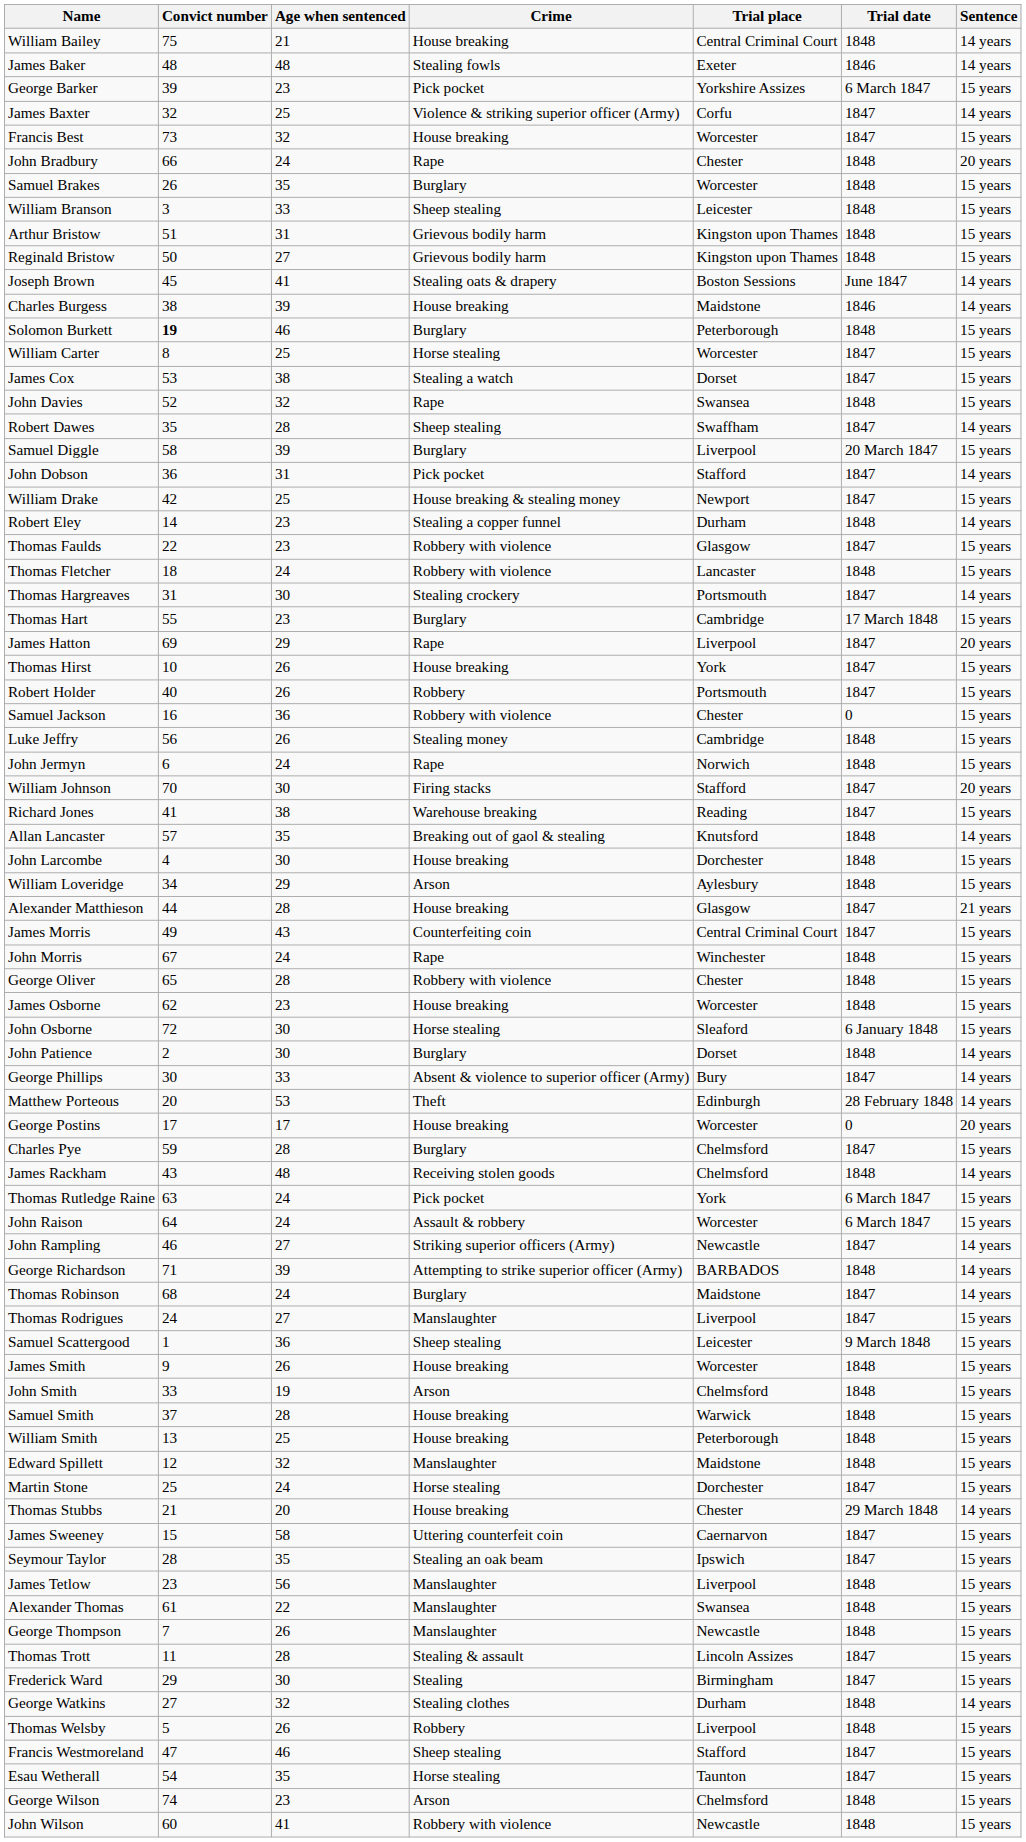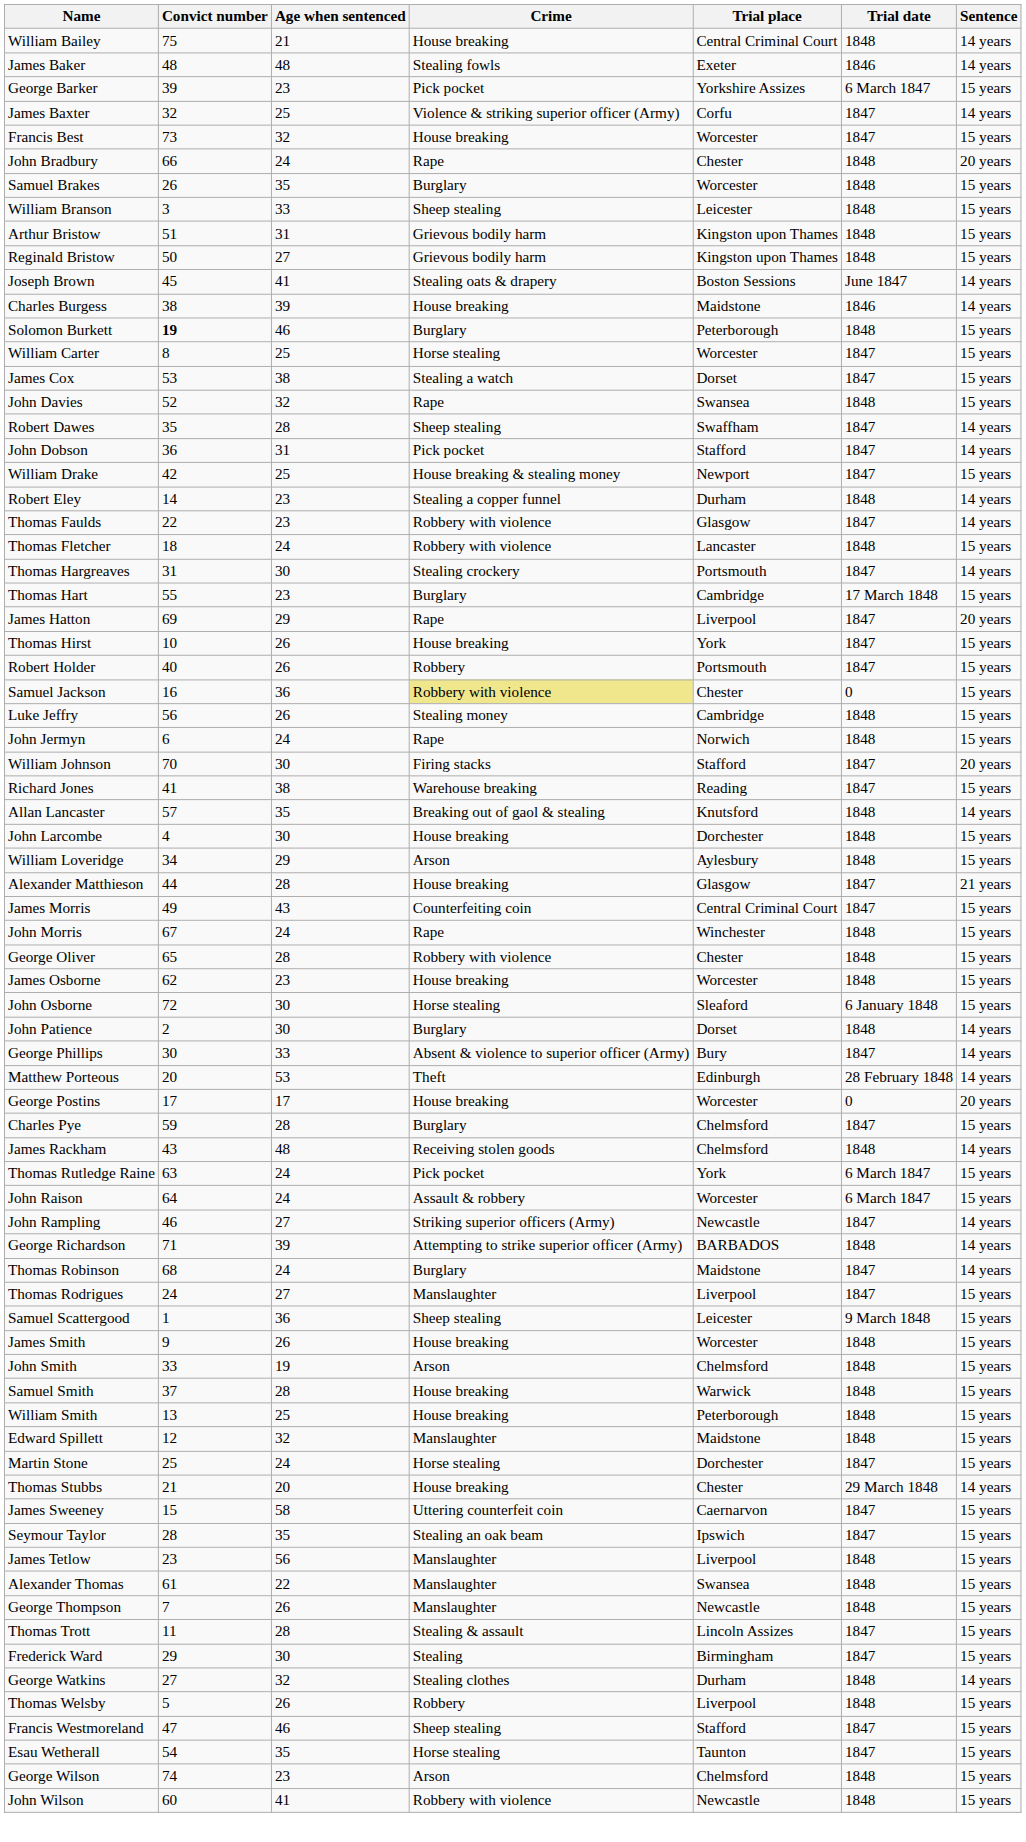- row: (53, 450)
(986, 546) 15 years -> (986, 522) 14 years
(482, 715) no background -> (482, 691) khaki background
